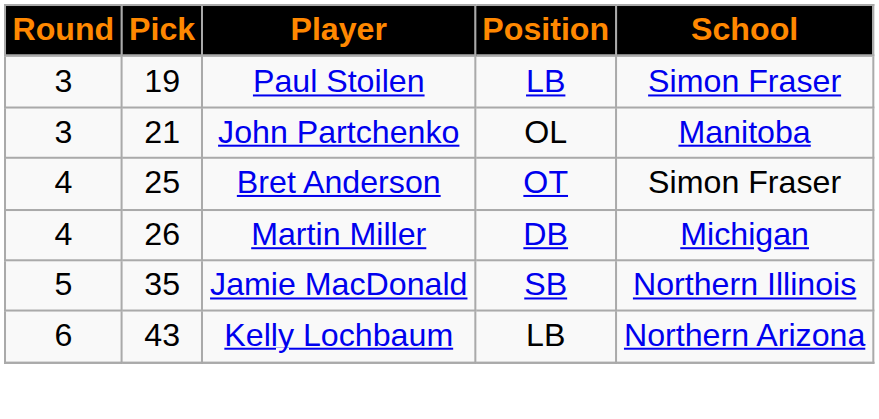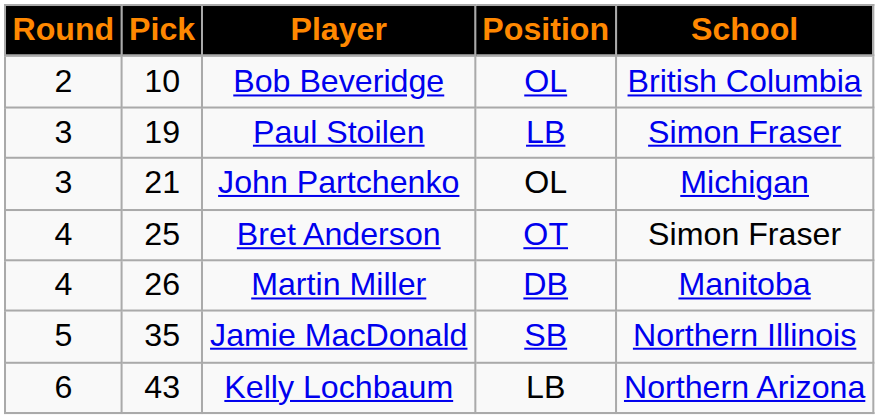+ row: (339, 81)
(745, 132) Manitoba -> (745, 183) Michigan
(745, 234) Michigan -> (745, 285) Manitoba
